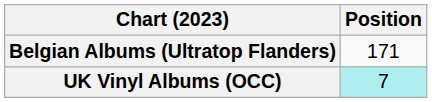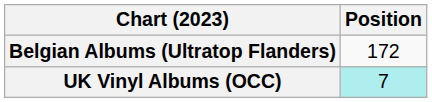(383, 50) 171 -> (383, 50) 172
